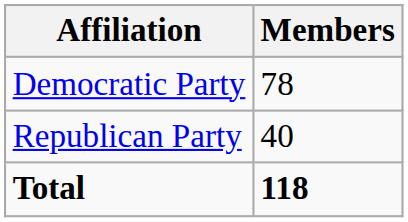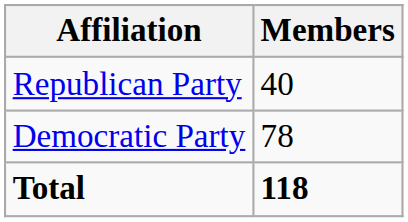rows swapped: (129, 83) <-> (127, 135)
